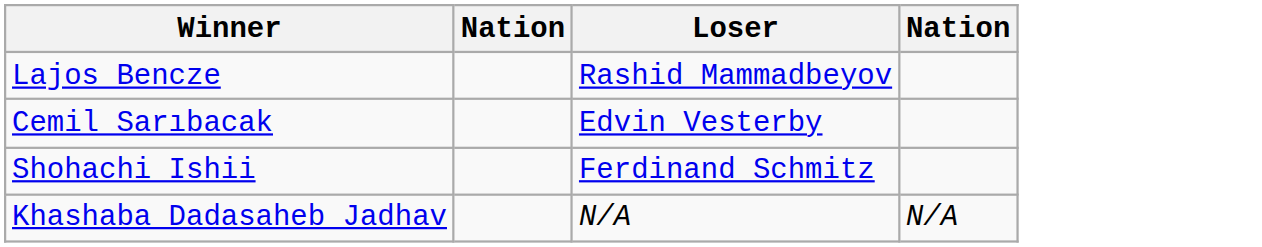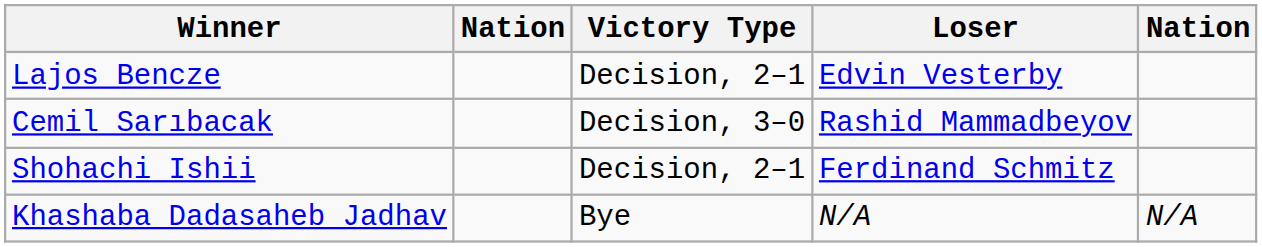+ column: (692, 29)
(736, 76) Rashid Mammadbeyov -> (941, 76) Edvin Vesterby
(701, 123) Edvin Vesterby -> (976, 123) Rashid Mammadbeyov
